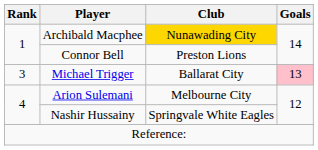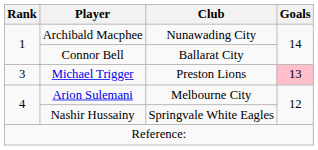(211, 34) gold background -> (211, 34) no background
(211, 54) Preston Lions -> (211, 54) Ballarat City
(211, 74) Ballarat City -> (211, 74) Preston Lions
